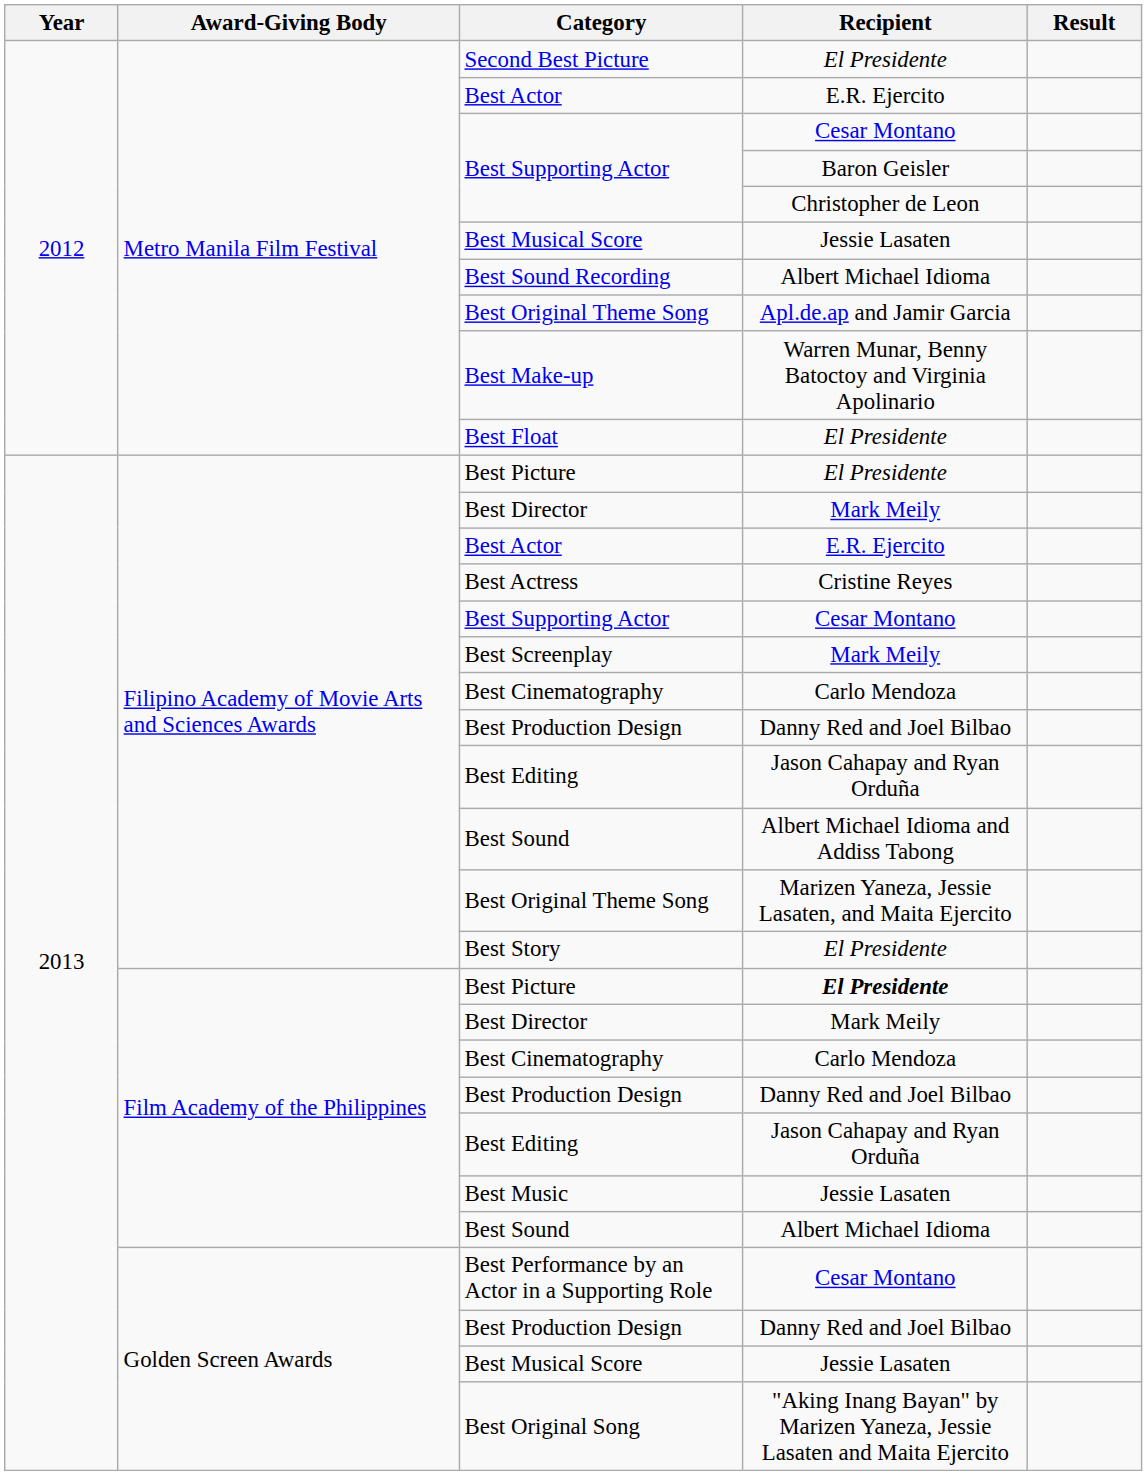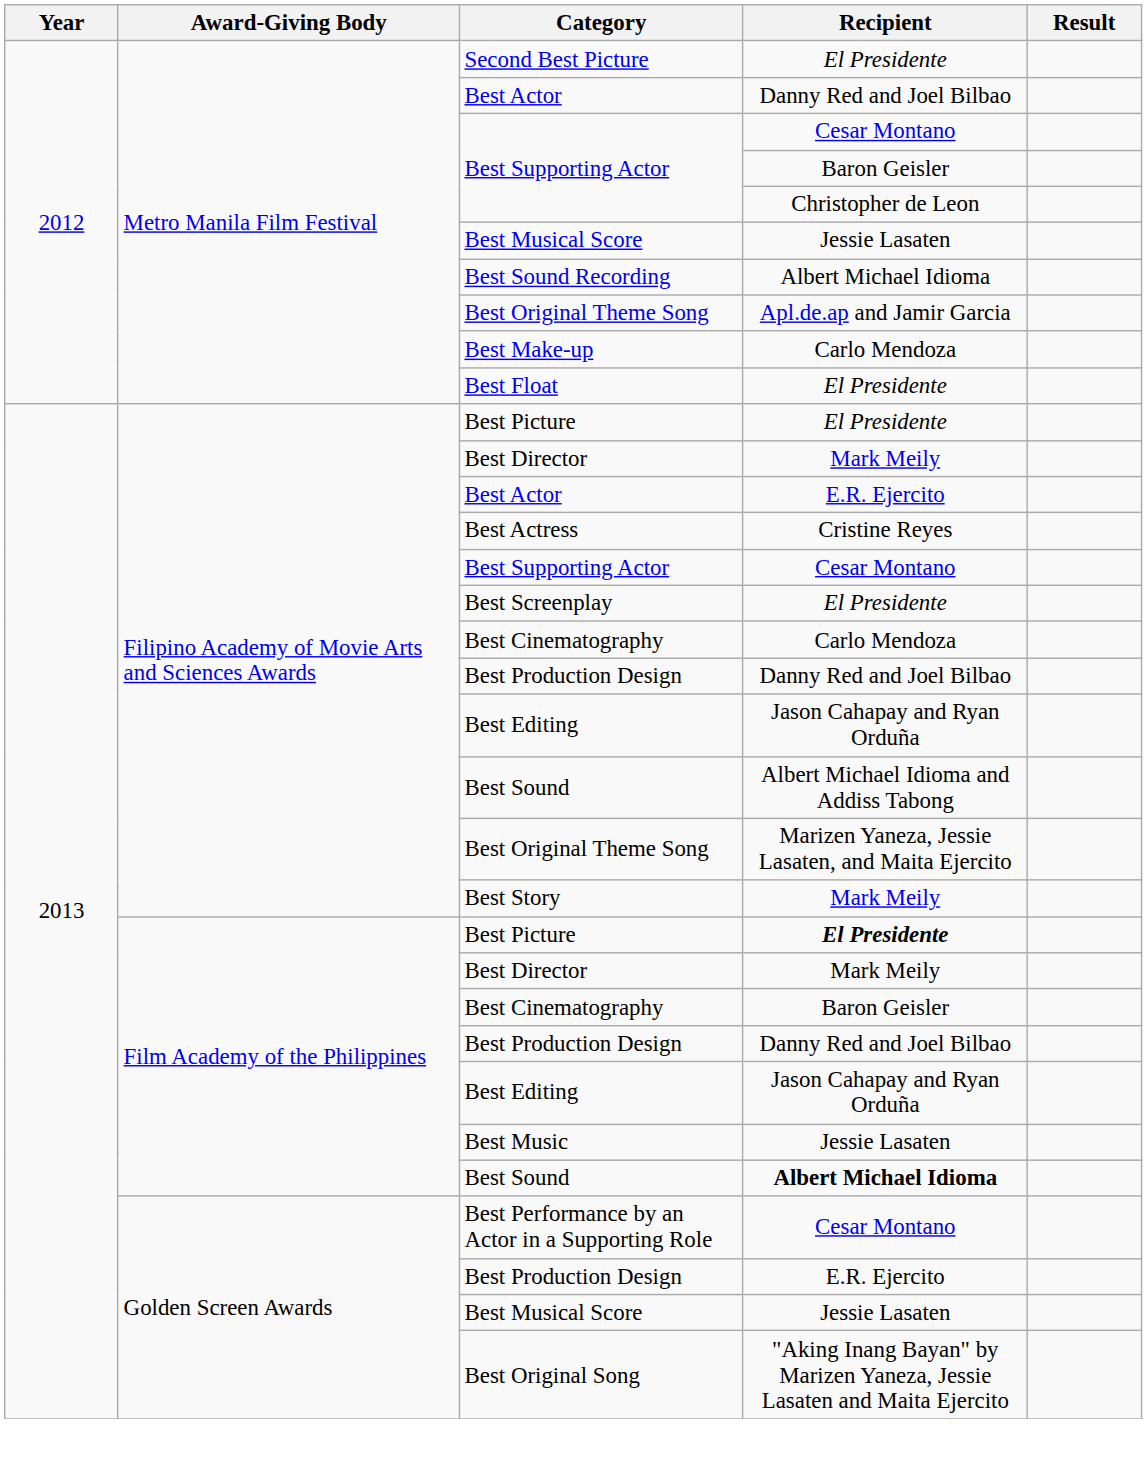(885, 95) E.R. Ejercito -> (885, 95) Danny Red and Joel Bilbao
(885, 374) Warren Munar, Benny Batoctoy and Virginia Apolinario -> (885, 349) Carlo Mendoza
(885, 654) Mark Meily -> (885, 603) El Presidente
(885, 949) El Presidente -> (885, 898) Mark Meily
(885, 1058) Carlo Mendoza -> (885, 1007) Baron Geisler
(885, 1229) normal -> (885, 1177) bold
(885, 1327) Danny Red and Joel Bilbao -> (885, 1276) E.R. Ejercito
